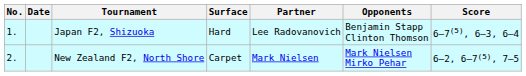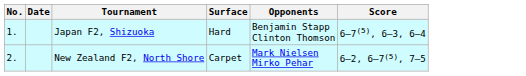- column: (296, 12)
